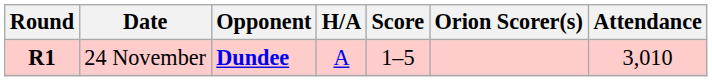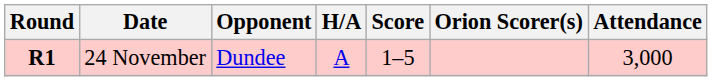(253, 57) bold -> (251, 57) normal
(648, 57) 3,010 -> (648, 57) 3,000
